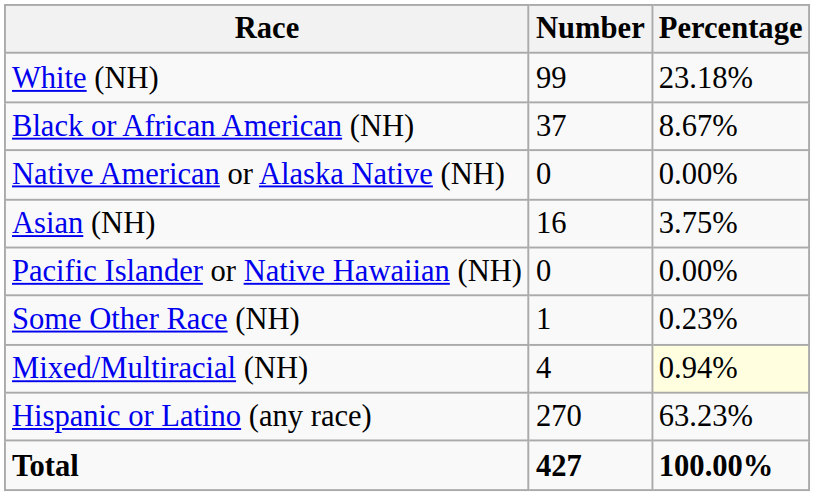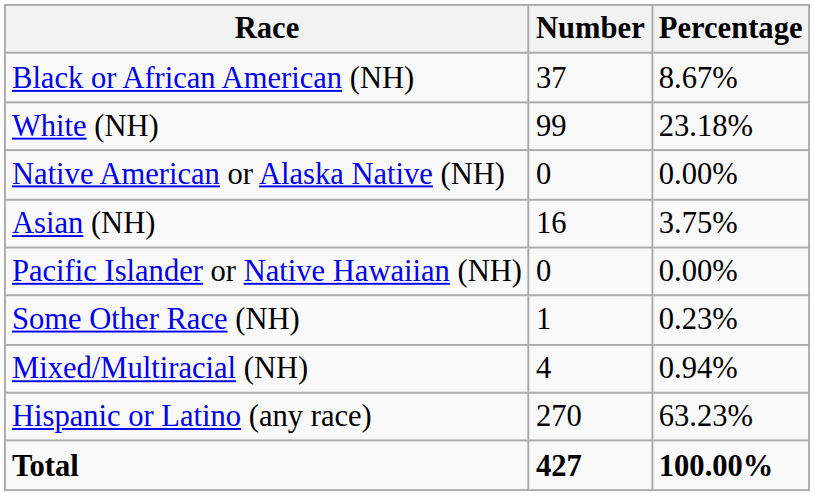rows swapped: (85, 77) <-> (213, 125)
(698, 367) lightyellow background -> (698, 367) no background
